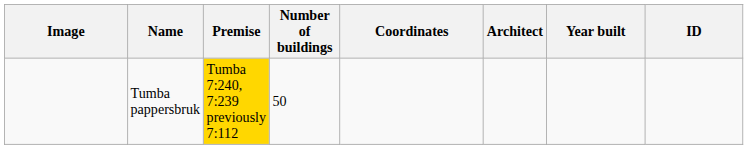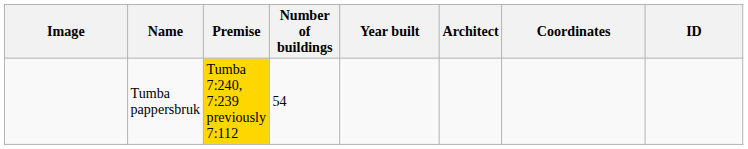columns swapped: (596, 31) <-> (412, 31)
(280, 101) 50 -> (280, 101) 54
